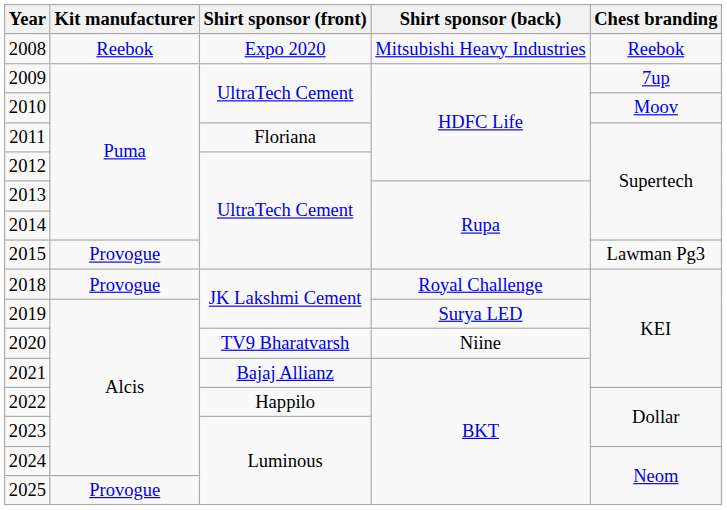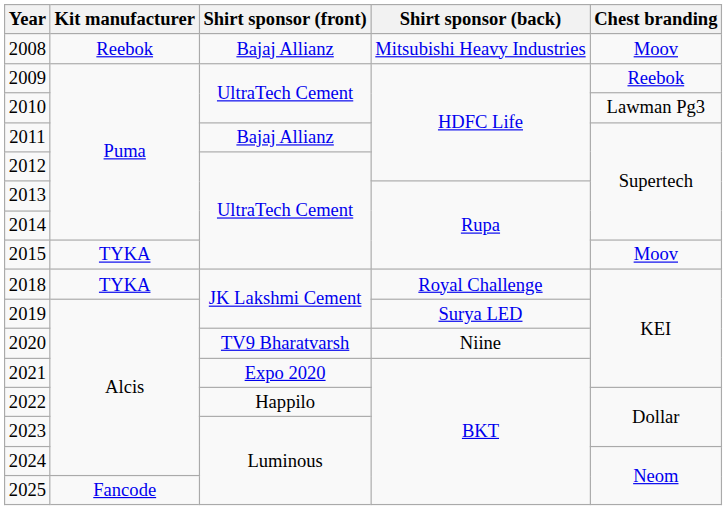(285, 48) Expo 2020 -> (285, 48) Bajaj Allianz
(656, 48) Reebok -> (656, 48) Moov
(656, 78) 7up -> (656, 78) Reebok
(656, 107) Moov -> (656, 107) Lawman Pg3
(285, 136) Floriana -> (285, 136) Bajaj Allianz
(125, 254) Provogue -> (125, 254) TYKA
(656, 254) Lawman Pg3 -> (656, 254) Moov
(125, 284) Provogue -> (125, 284) TYKA
(285, 372) Bajaj Allianz -> (285, 372) Expo 2020
(125, 490) Provogue -> (125, 490) Fancode
